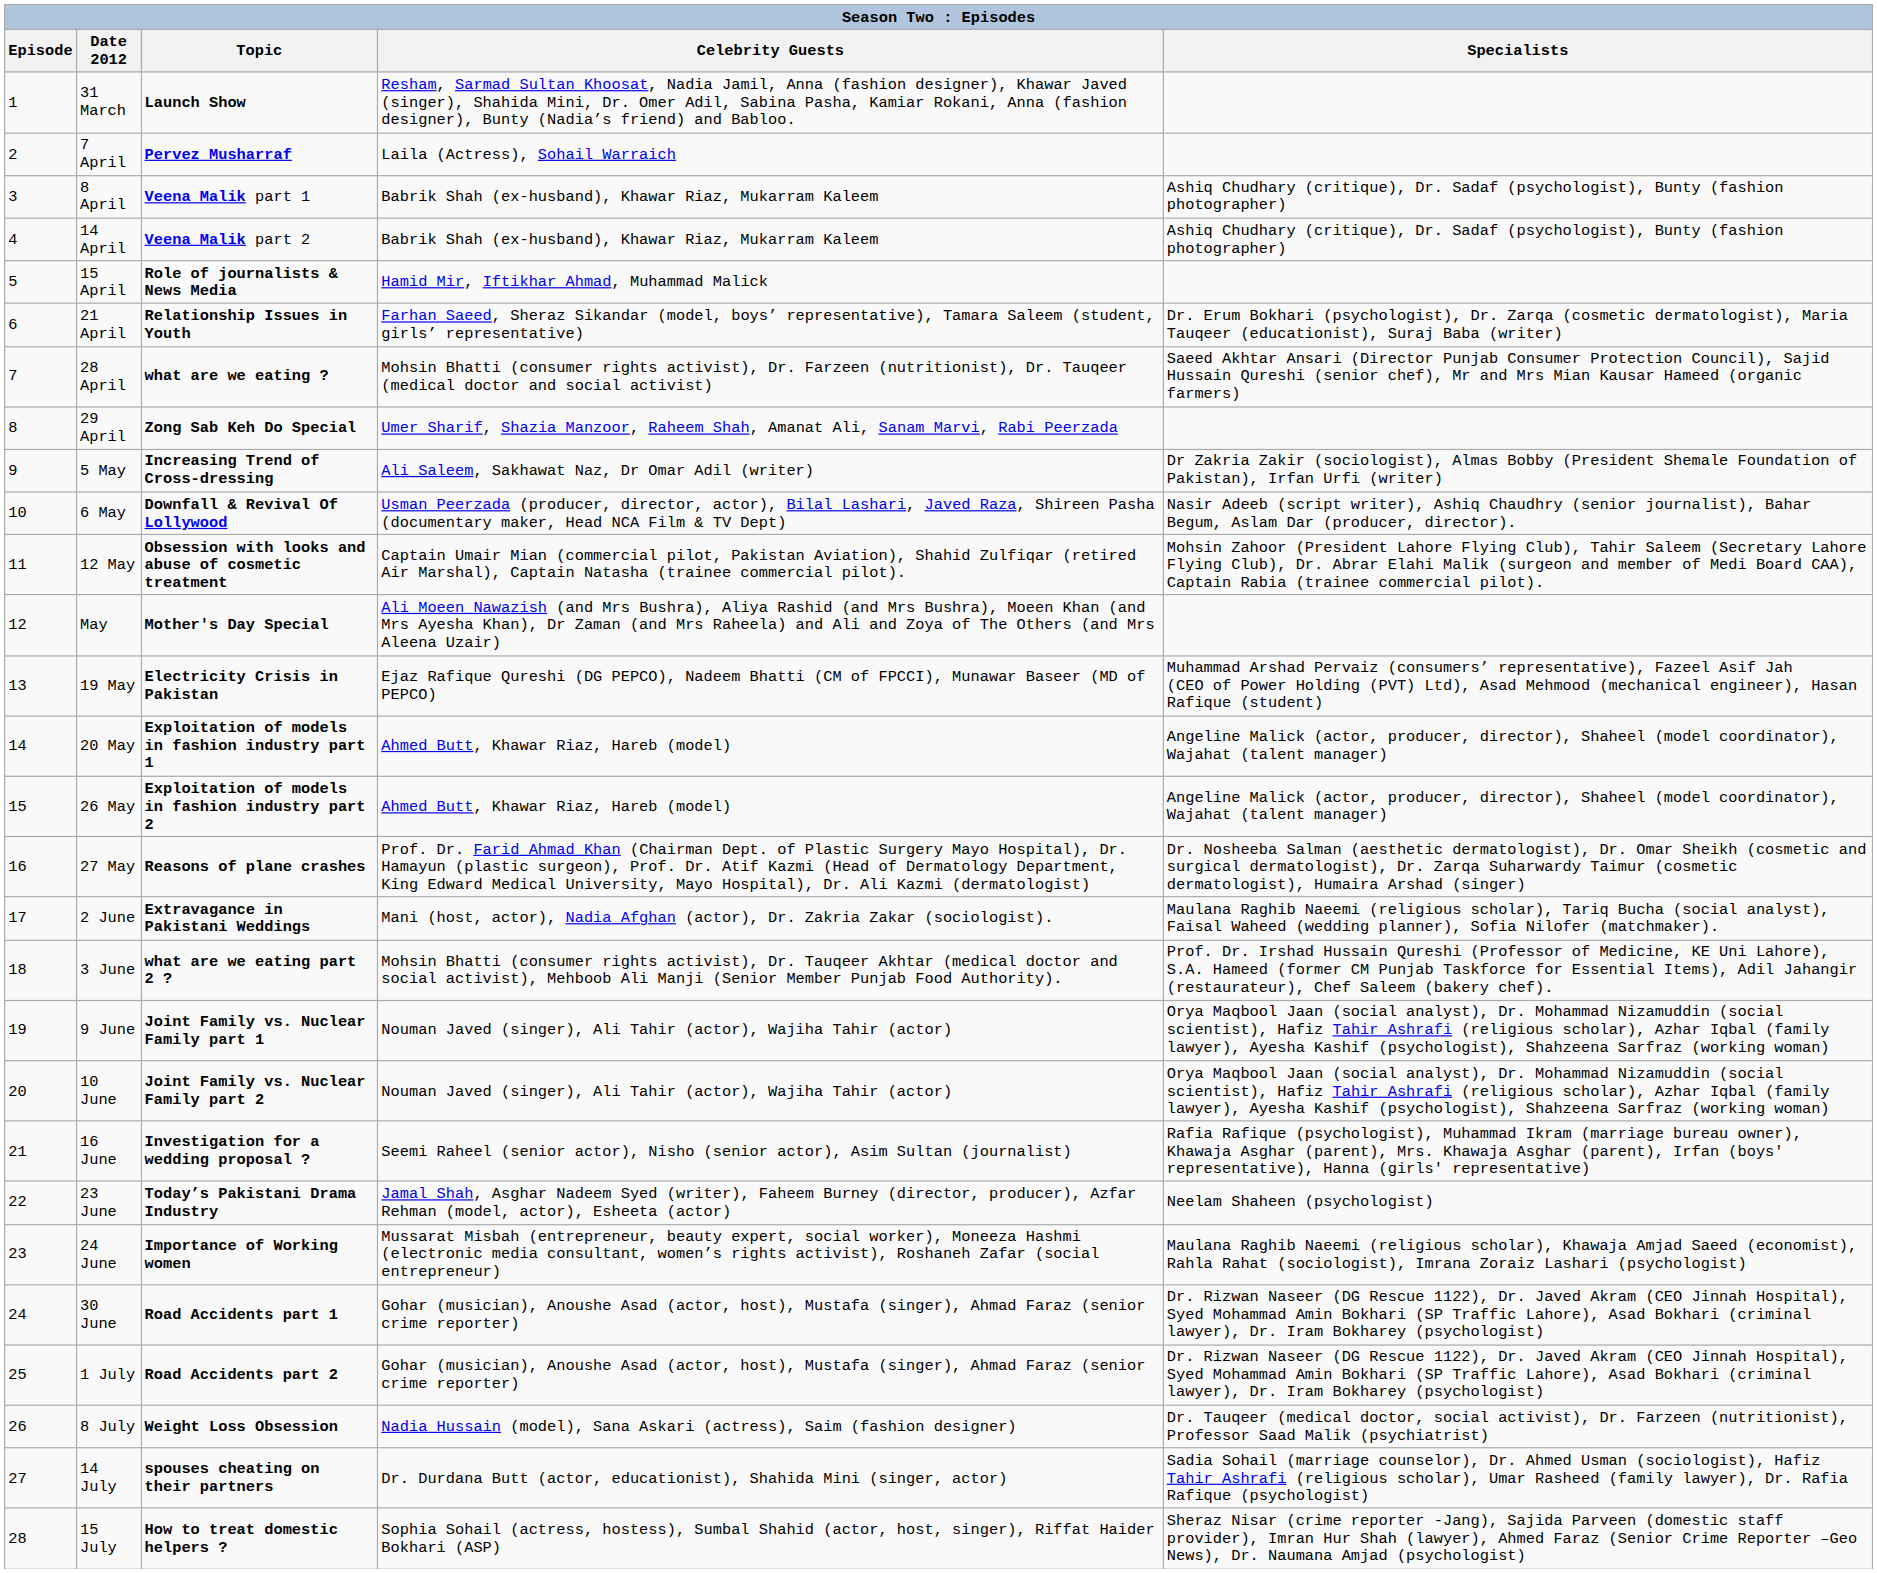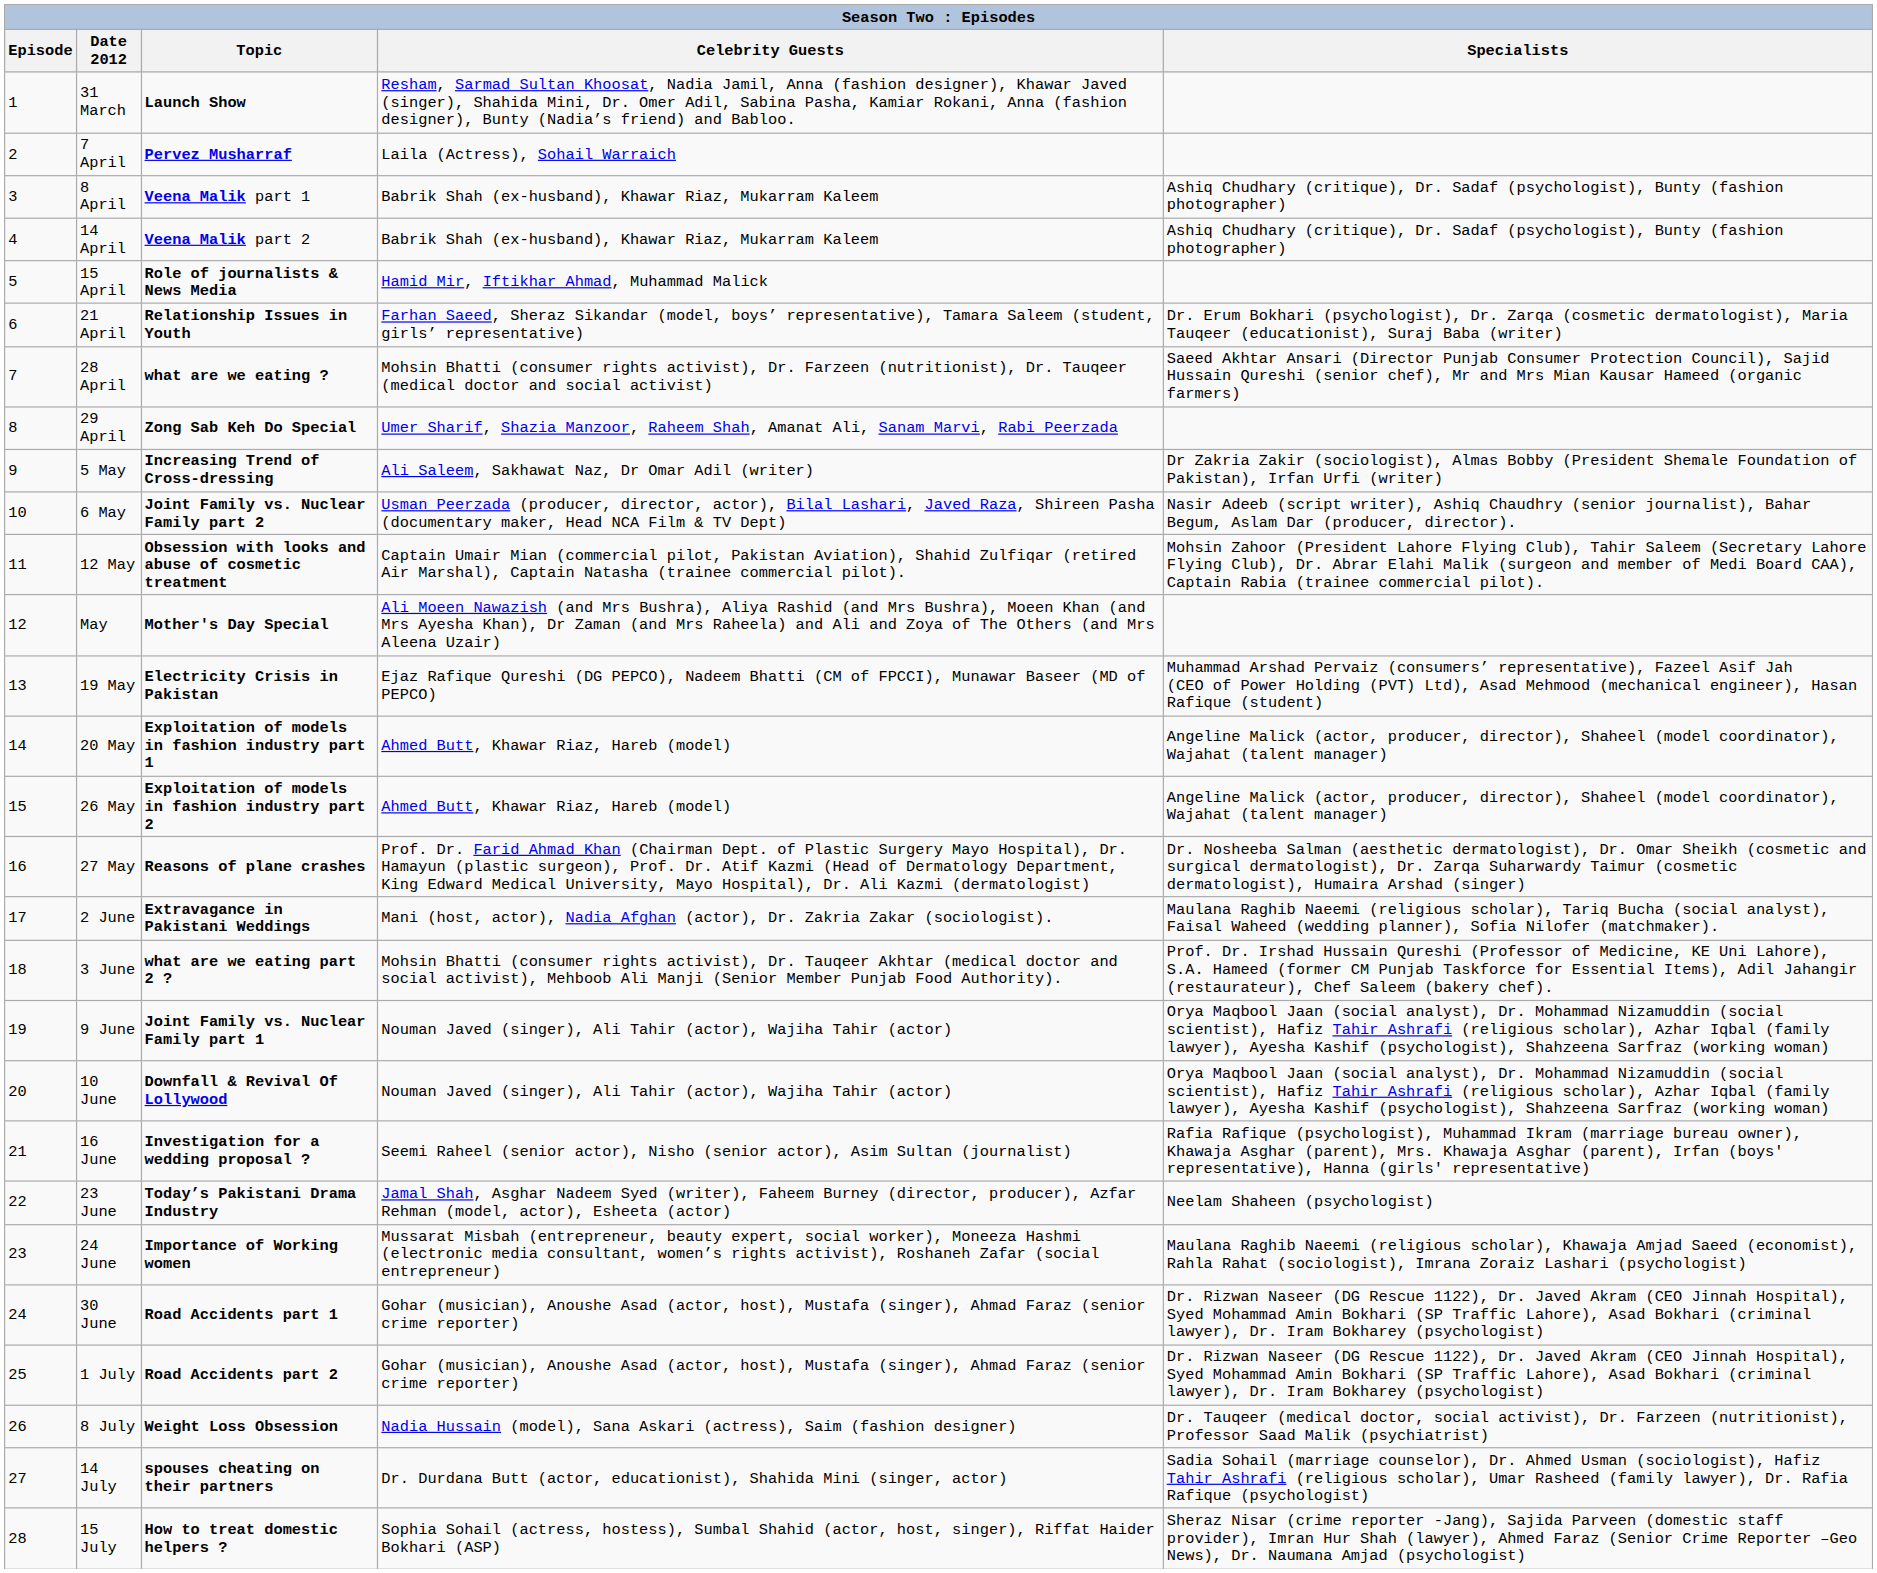(241, 513) Downfall & Revival Of Lollywood -> (255, 513) Joint Family vs. Nuclear Family part 2
(255, 1091) Joint Family vs. Nuclear Family part 2 -> (241, 1091) Downfall & Revival Of Lollywood
